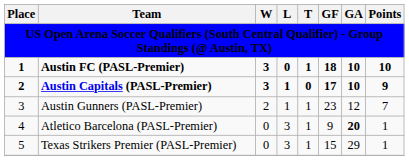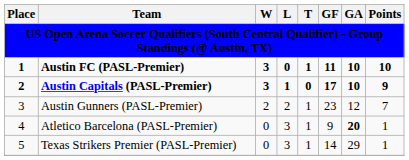(330, 67) 18 -> (330, 67) 11
(287, 106) 1 -> (287, 106) 2
(330, 145) 15 -> (330, 145) 14
